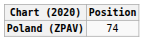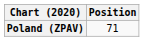(113, 29) 74 -> (113, 29) 71
